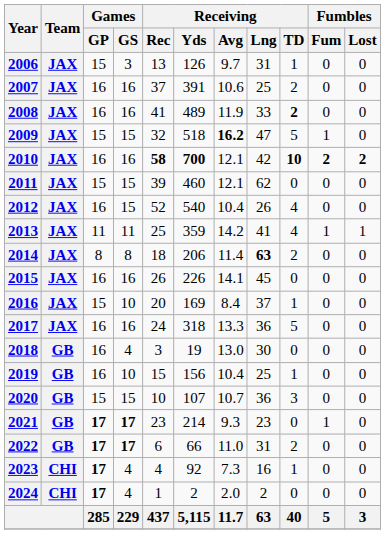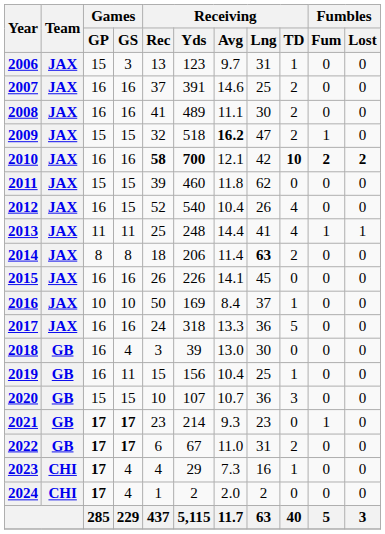(194, 64) 126 -> (194, 64) 123
(231, 87) 10.6 -> (231, 87) 14.6
(231, 111) 11.9 -> (231, 111) 11.1
(264, 111) 33 -> (264, 111) 30
(294, 111) bold -> (294, 111) normal
(294, 135) 5 -> (294, 135) 2
(231, 183) 12.1 -> (231, 183) 11.8
(194, 231) 359 -> (194, 231) 248
(231, 231) 14.2 -> (231, 231) 14.4
(99, 302) 15 -> (99, 302) 10
(158, 302) 20 -> (158, 302) 50
(194, 350) 19 -> (194, 350) 39
(128, 374) 10 -> (128, 374) 11
(194, 445) 66 -> (194, 445) 67
(194, 469) 92 -> (194, 469) 29
